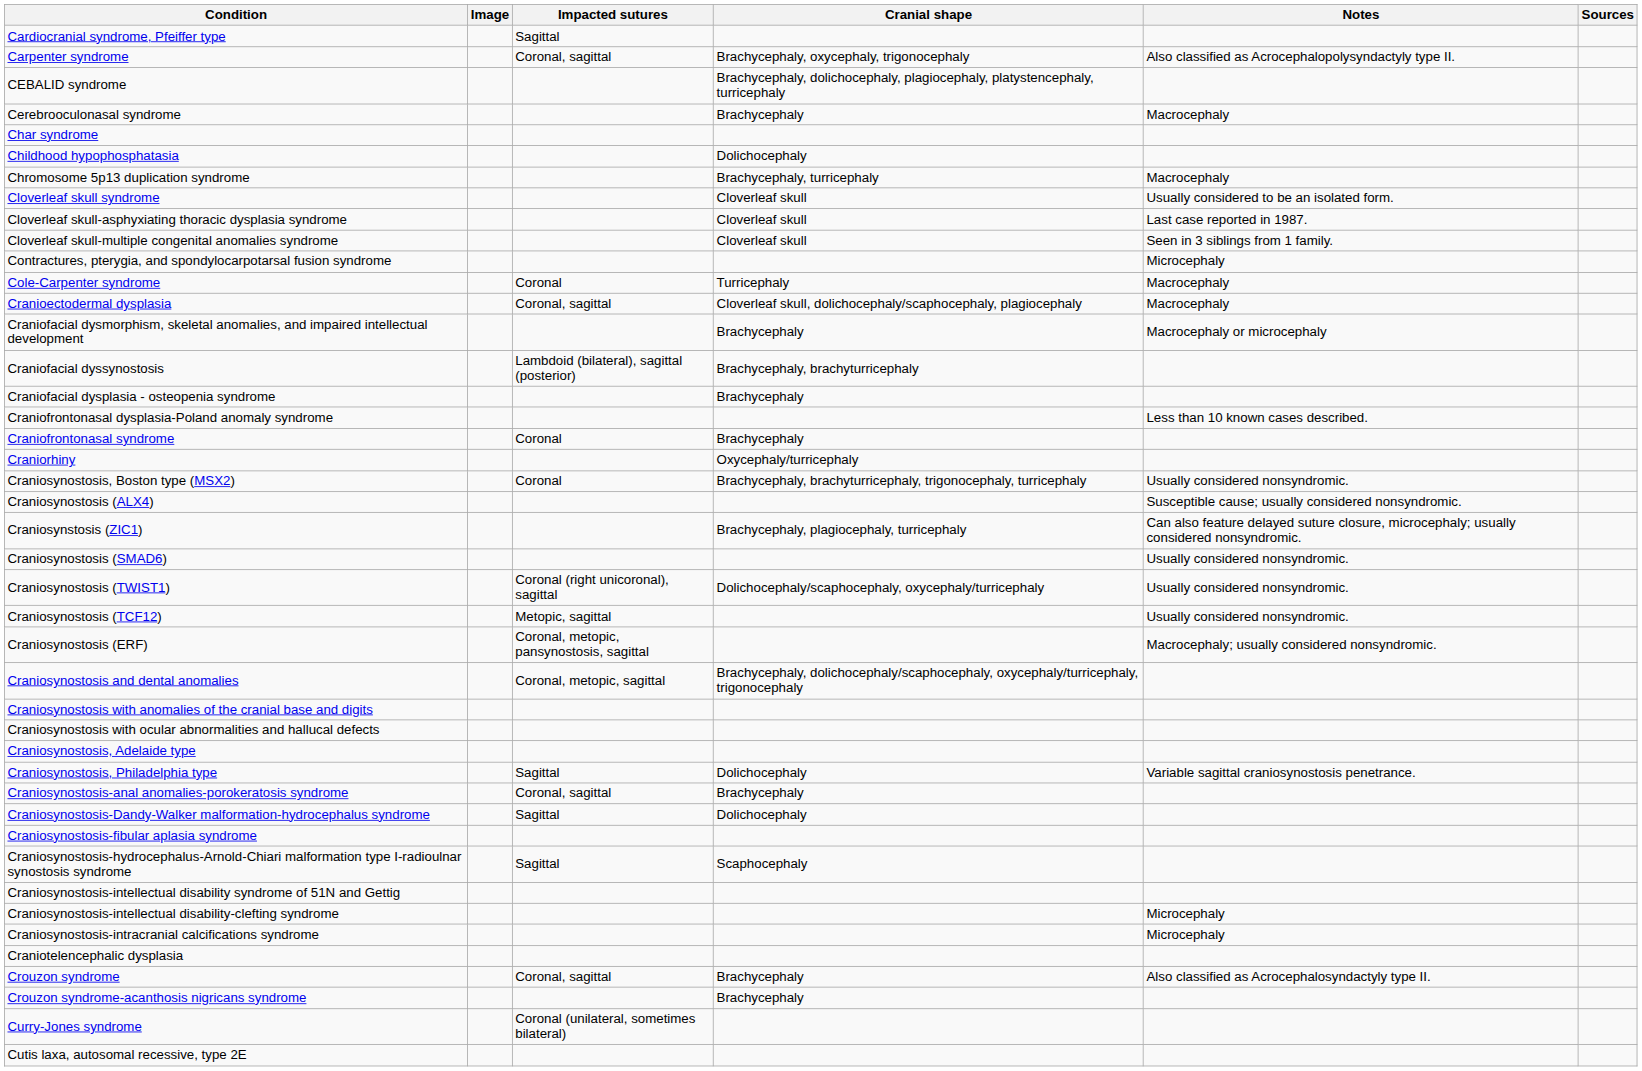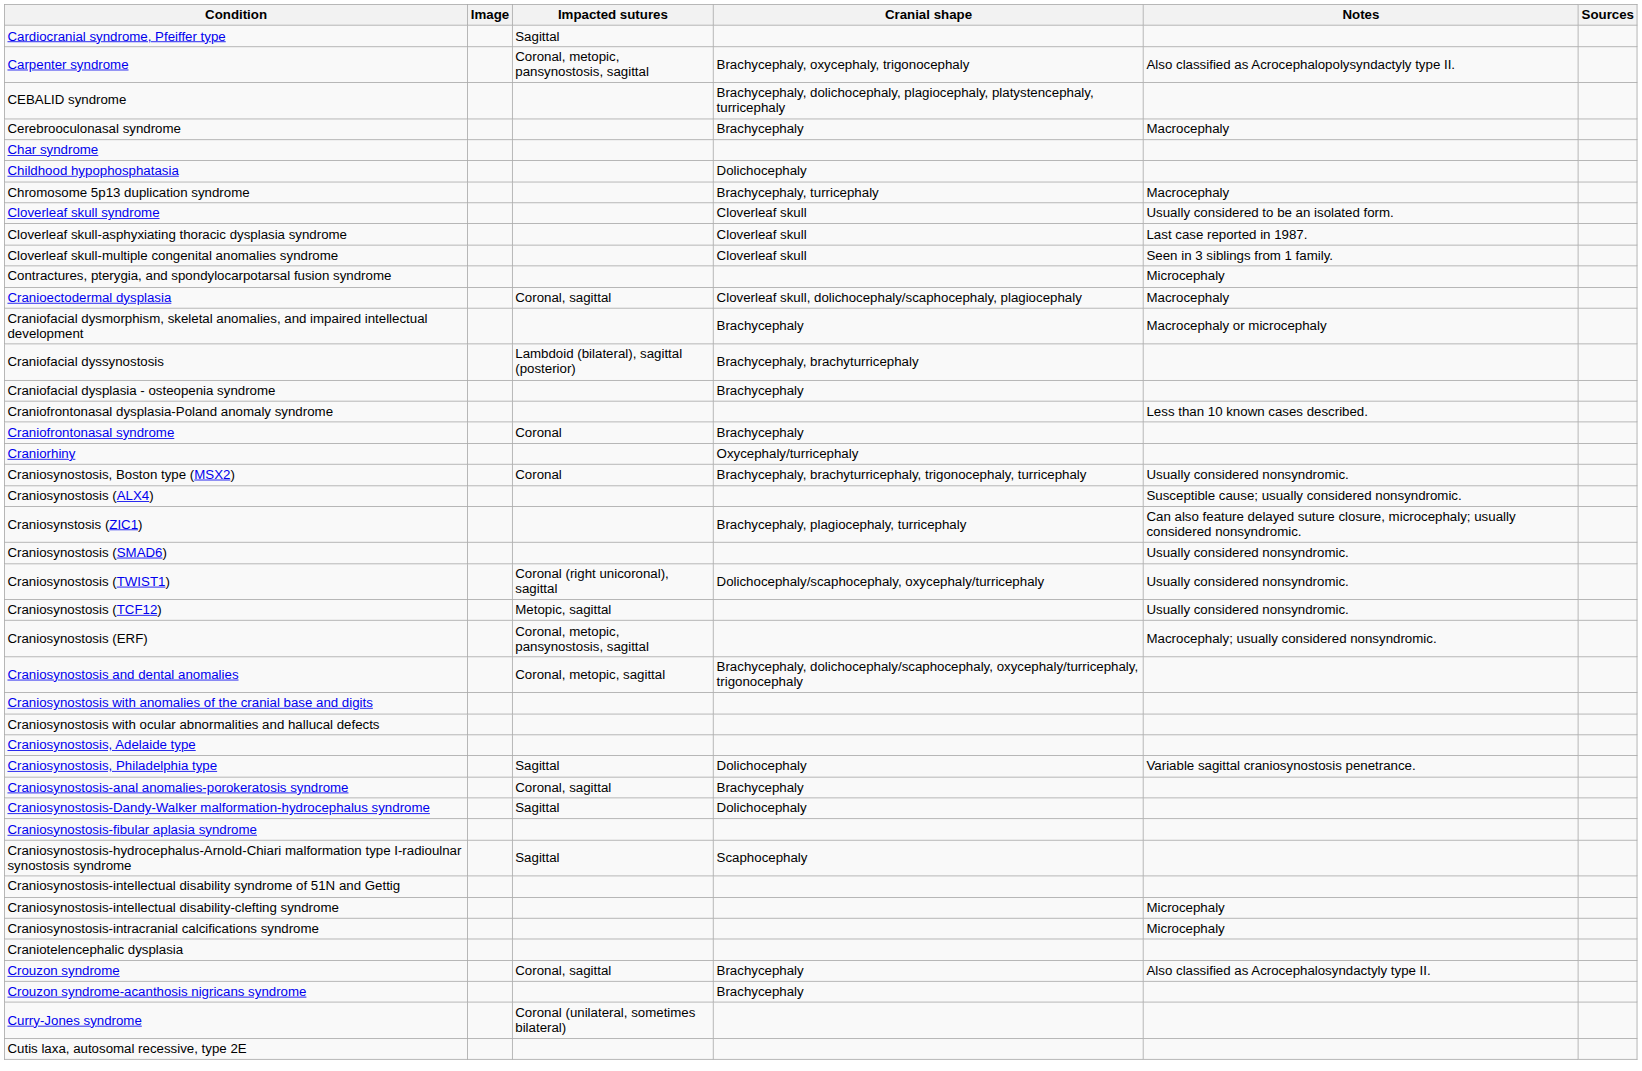(563, 57) Coronal, sagittal -> (582, 64) Coronal, metopic, pansynostosis, sagittal
- row: (84, 282)
